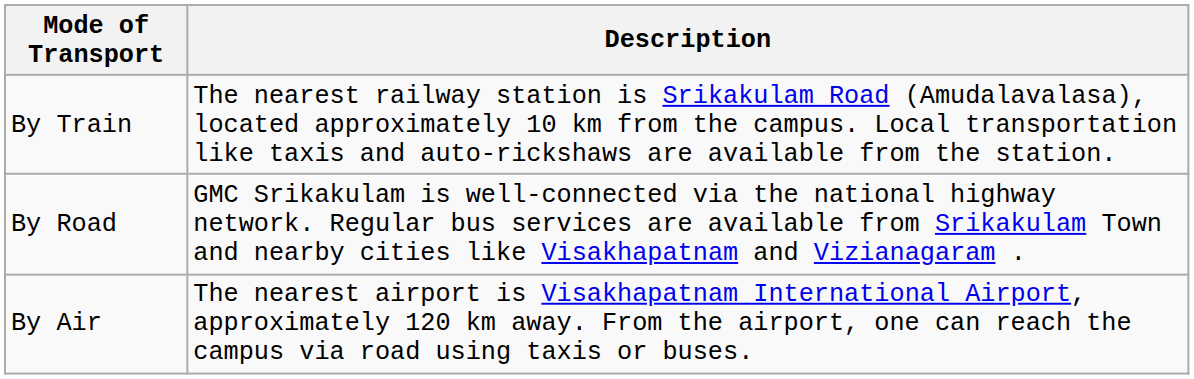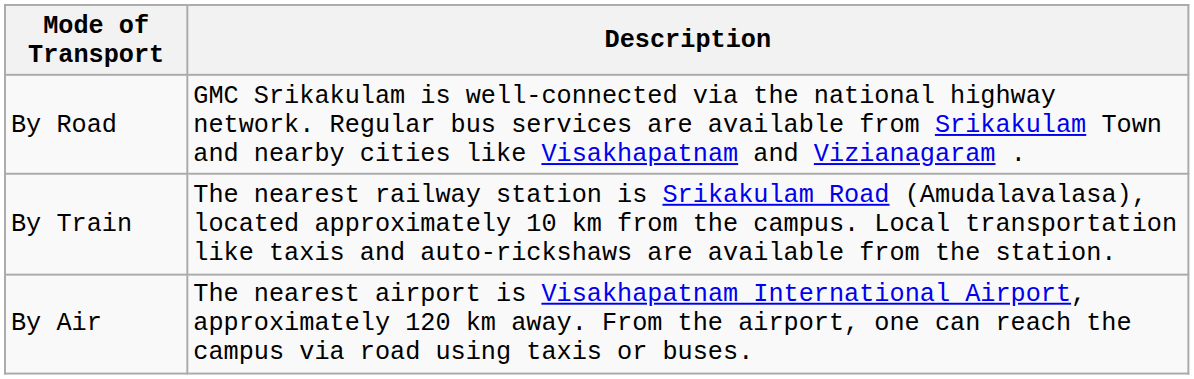rows swapped: (64, 224) <-> (72, 125)
